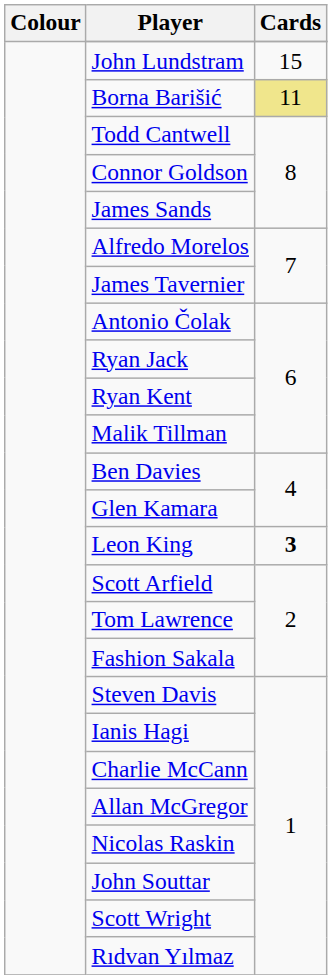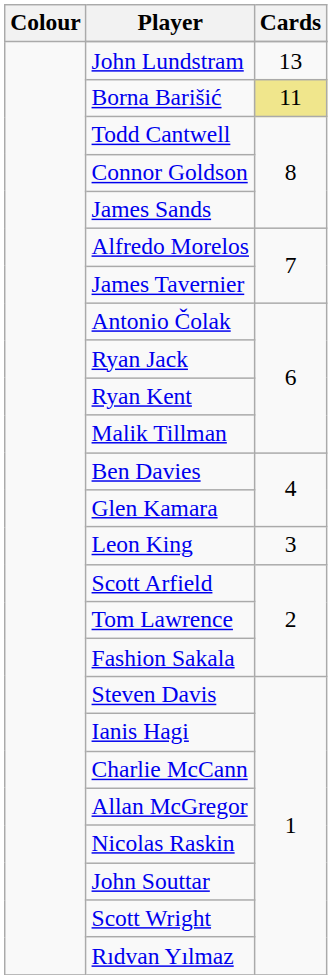(291, 60) 15 -> (291, 60) 13
(291, 545) bold -> (291, 545) normal
